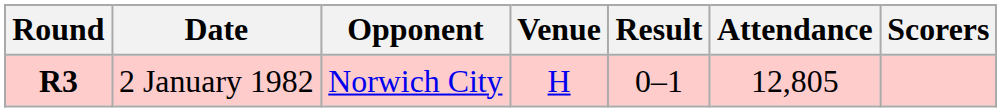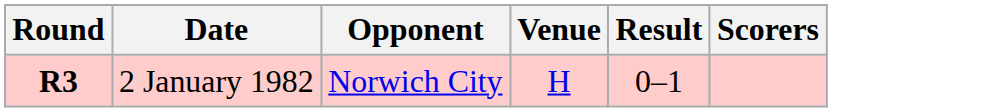- column: (795, 29)
